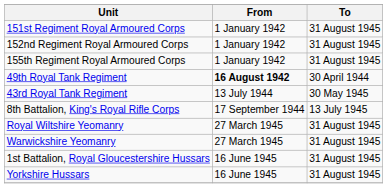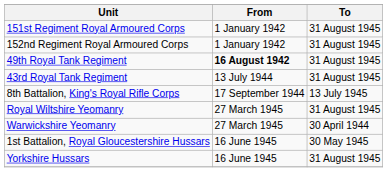- row: (96, 61)
(339, 77) 30 April 1944 -> (345, 61) 31 August 1945
(339, 93) 30 May 1945 -> (345, 77) 31 August 1945
(345, 142) 31 August 1945 -> (339, 126) 30 April 1944
(345, 158) 31 August 1945 -> (339, 142) 30 May 1945
